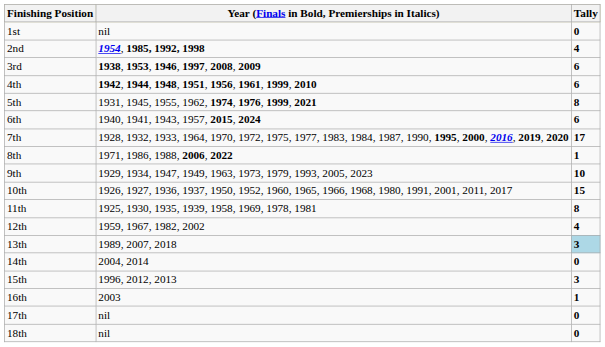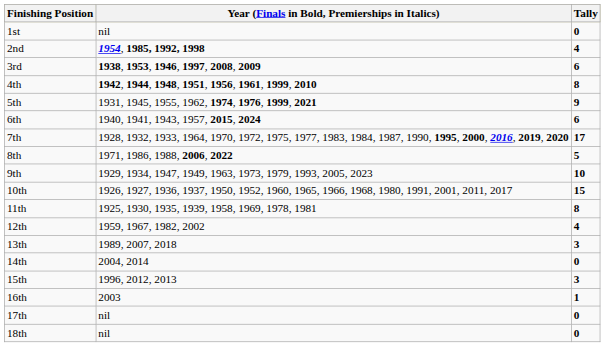(577, 84) 6 -> (577, 84) 8
(577, 102) 8 -> (577, 102) 9
(577, 155) 1 -> (577, 155) 5
(577, 244) lightblue background -> (577, 244) no background
